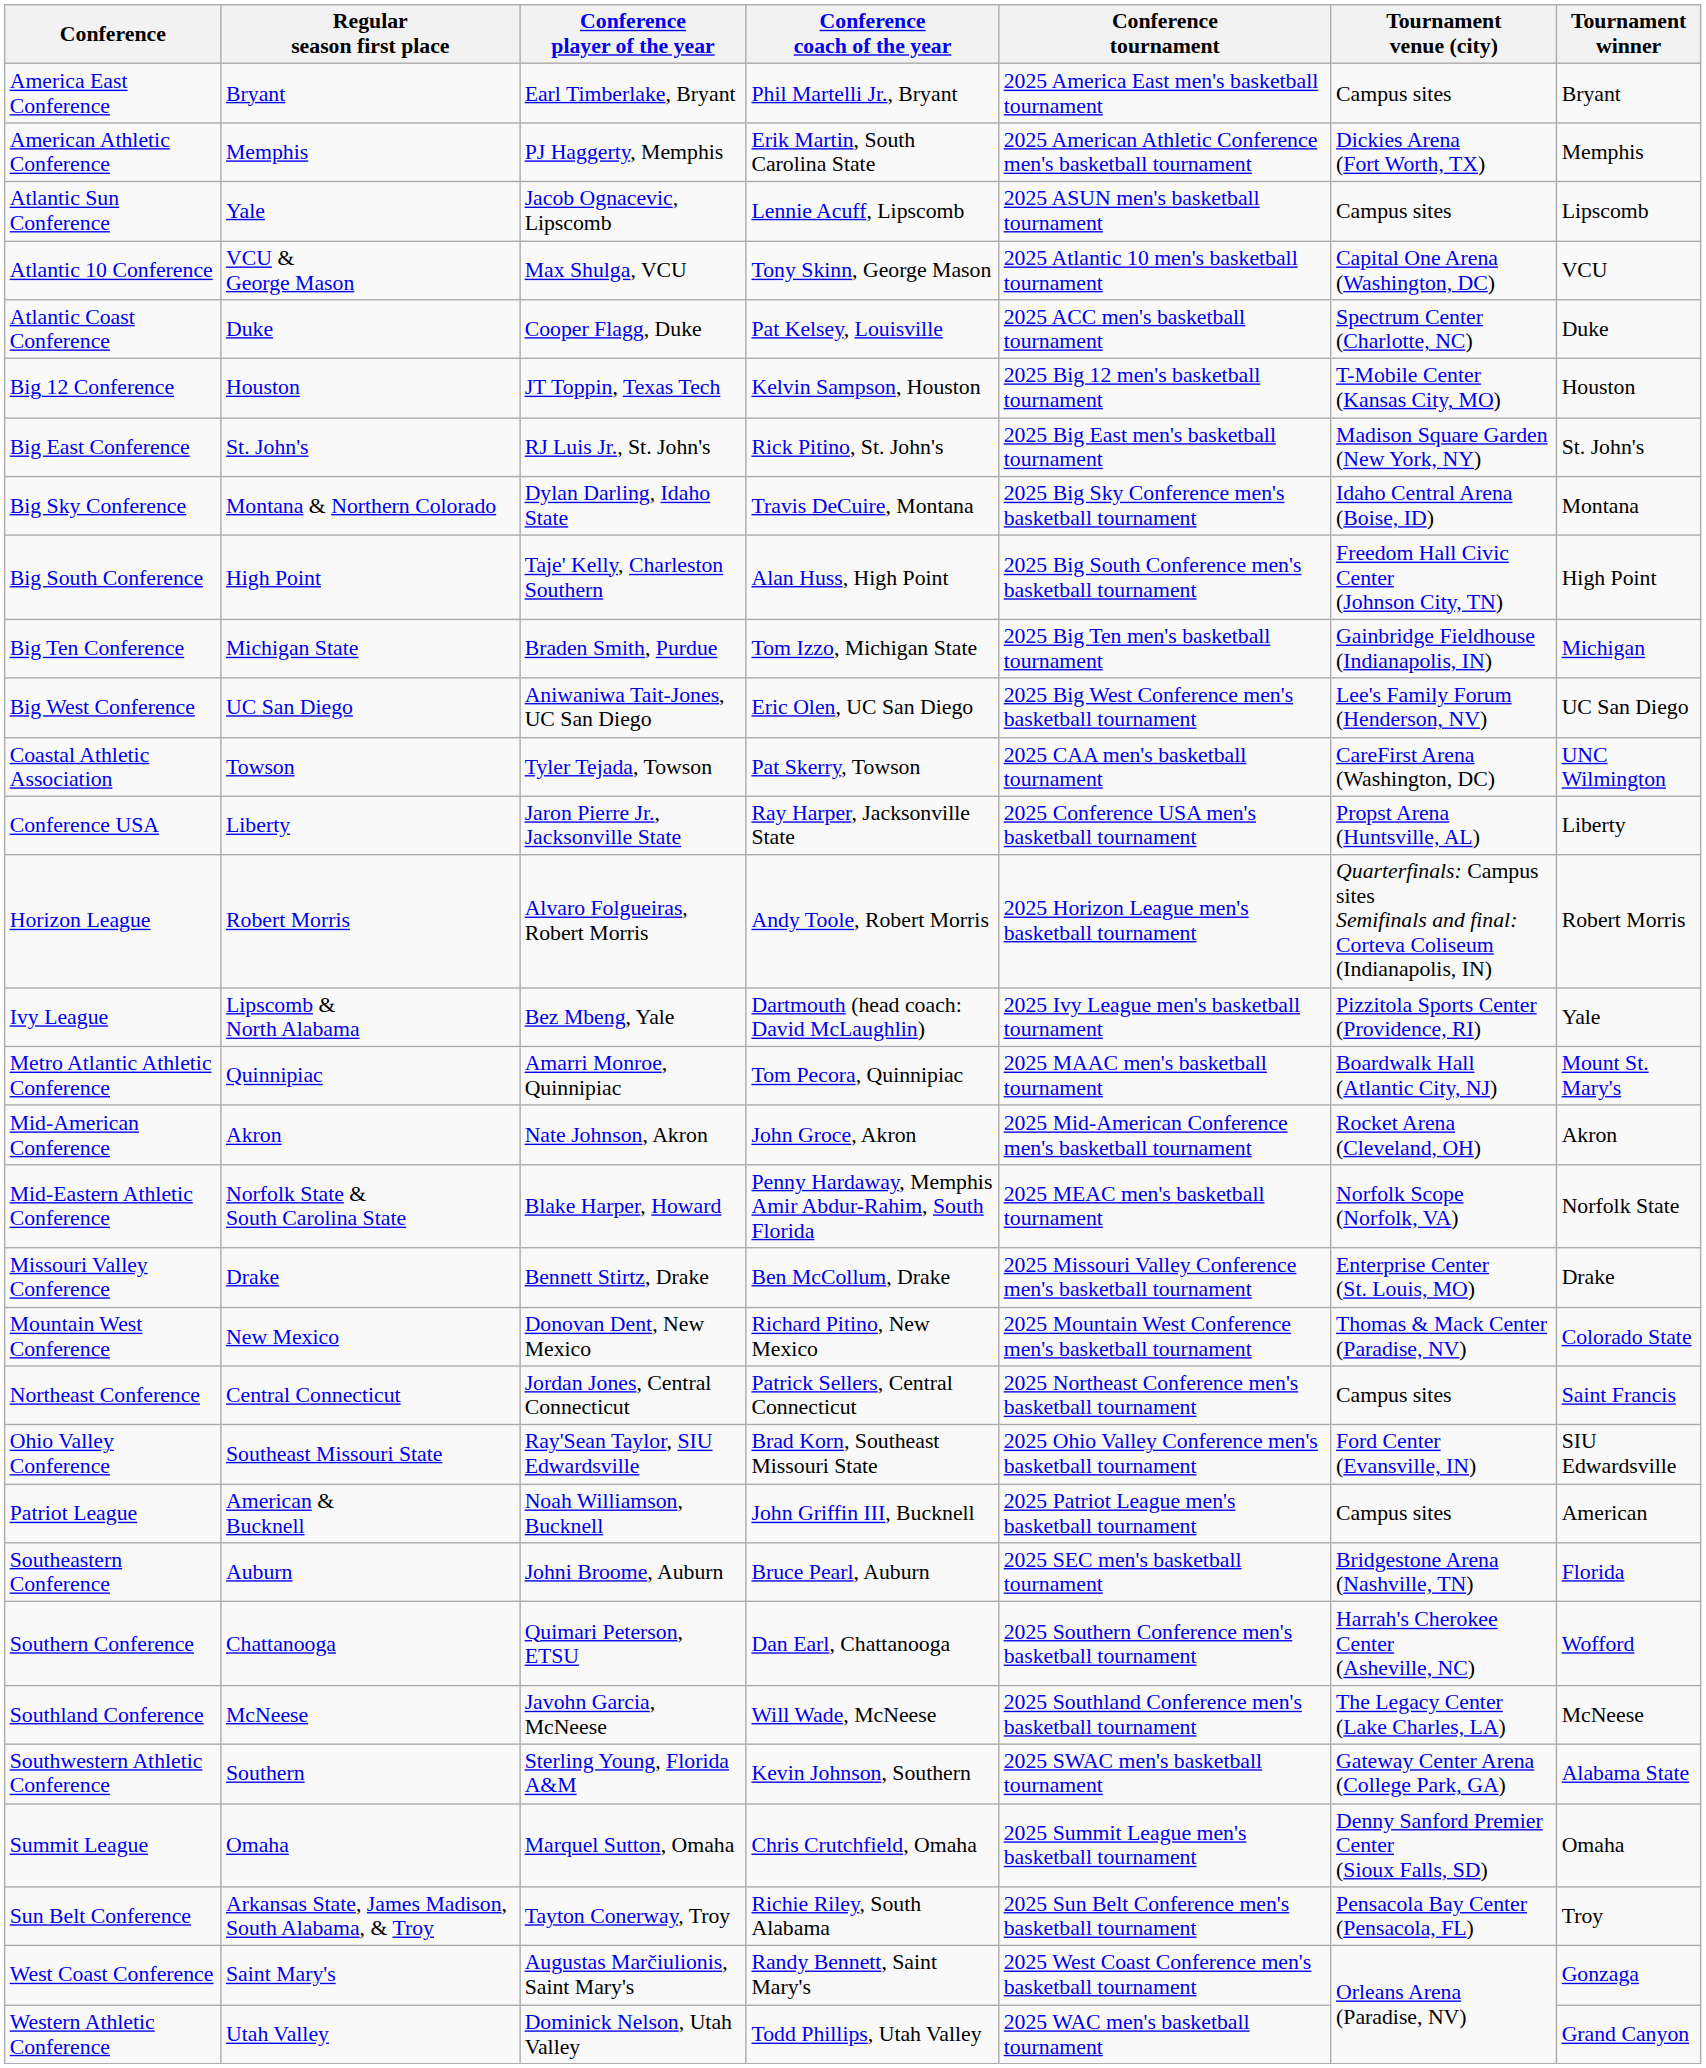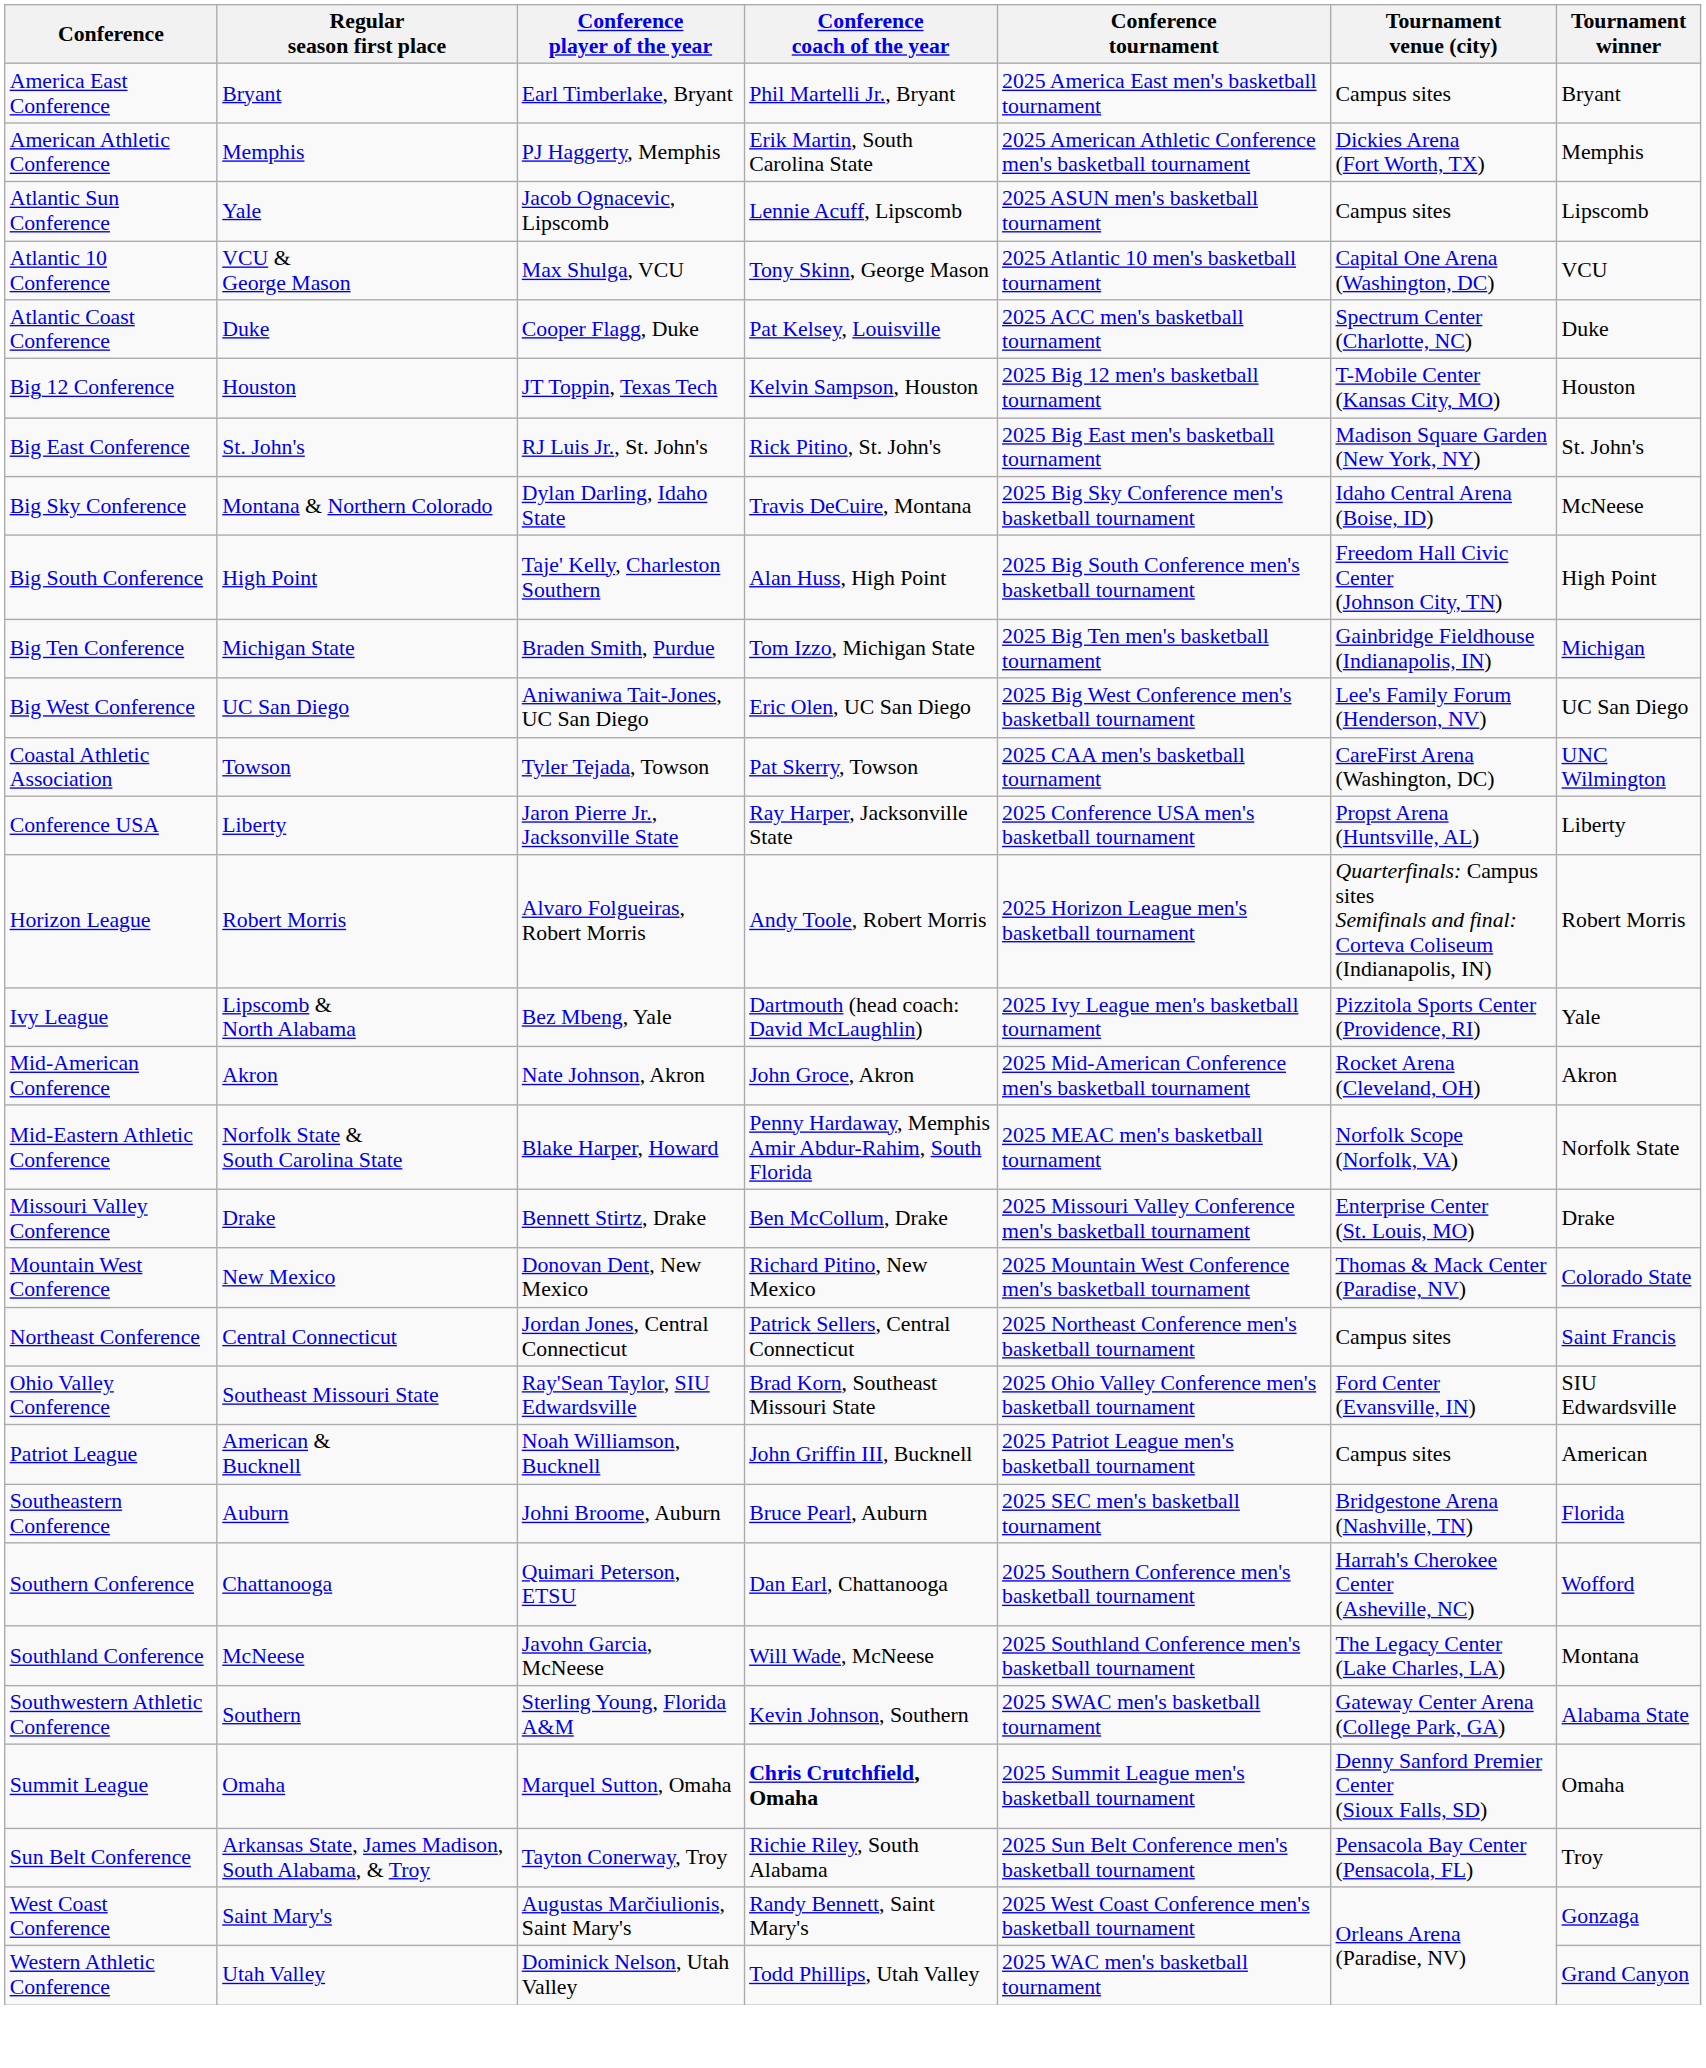(1600, 505) Montana -> (1603, 505) McNeese
- row: (111, 1075)
(1603, 1714) McNeese -> (1600, 1655) Montana
(864, 1844) normal -> (834, 1785) bold
